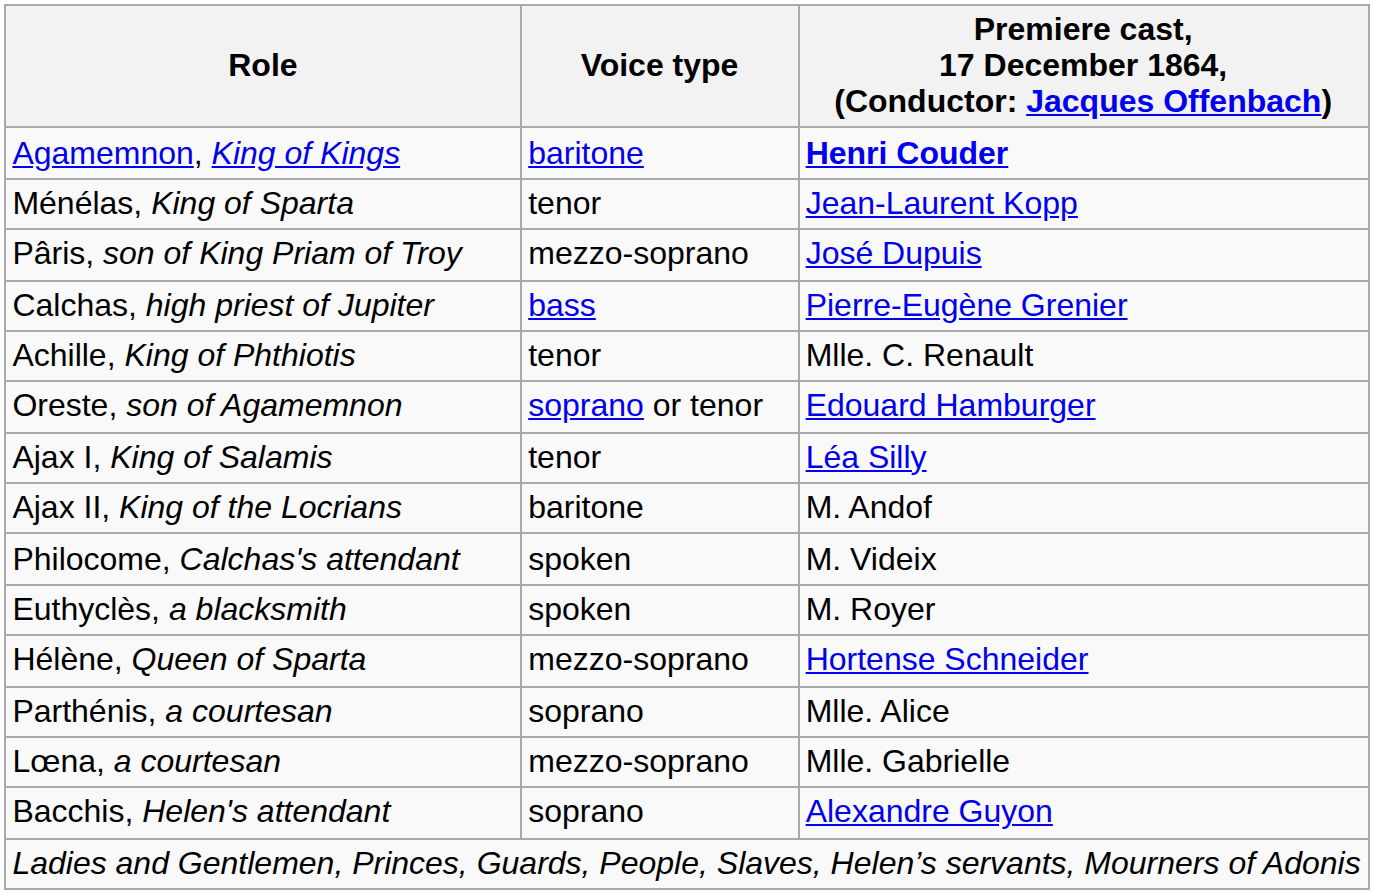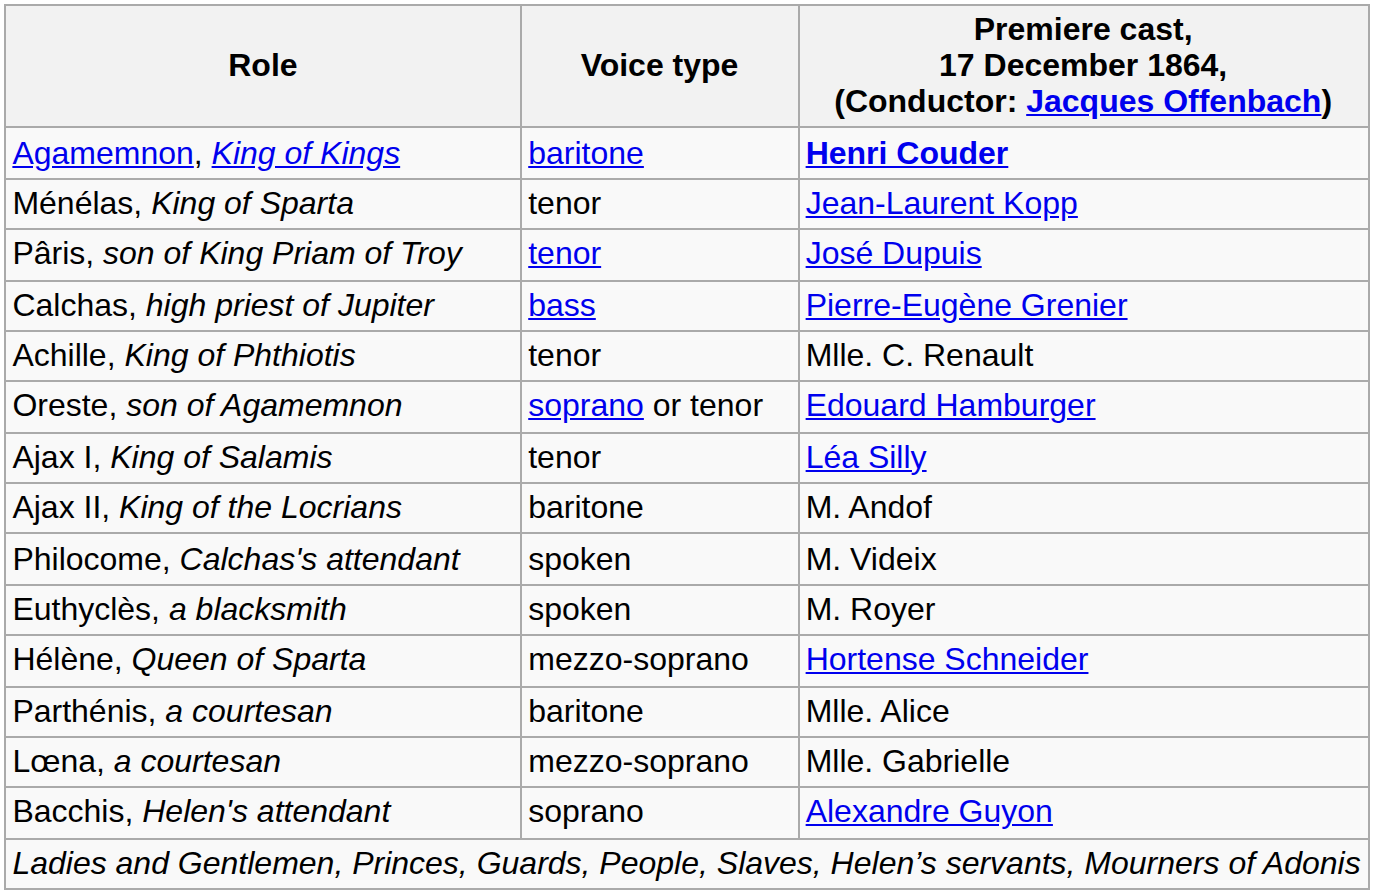(638, 254) mezzo-soprano -> (565, 254) tenor
(586, 710) soprano -> (586, 710) baritone
